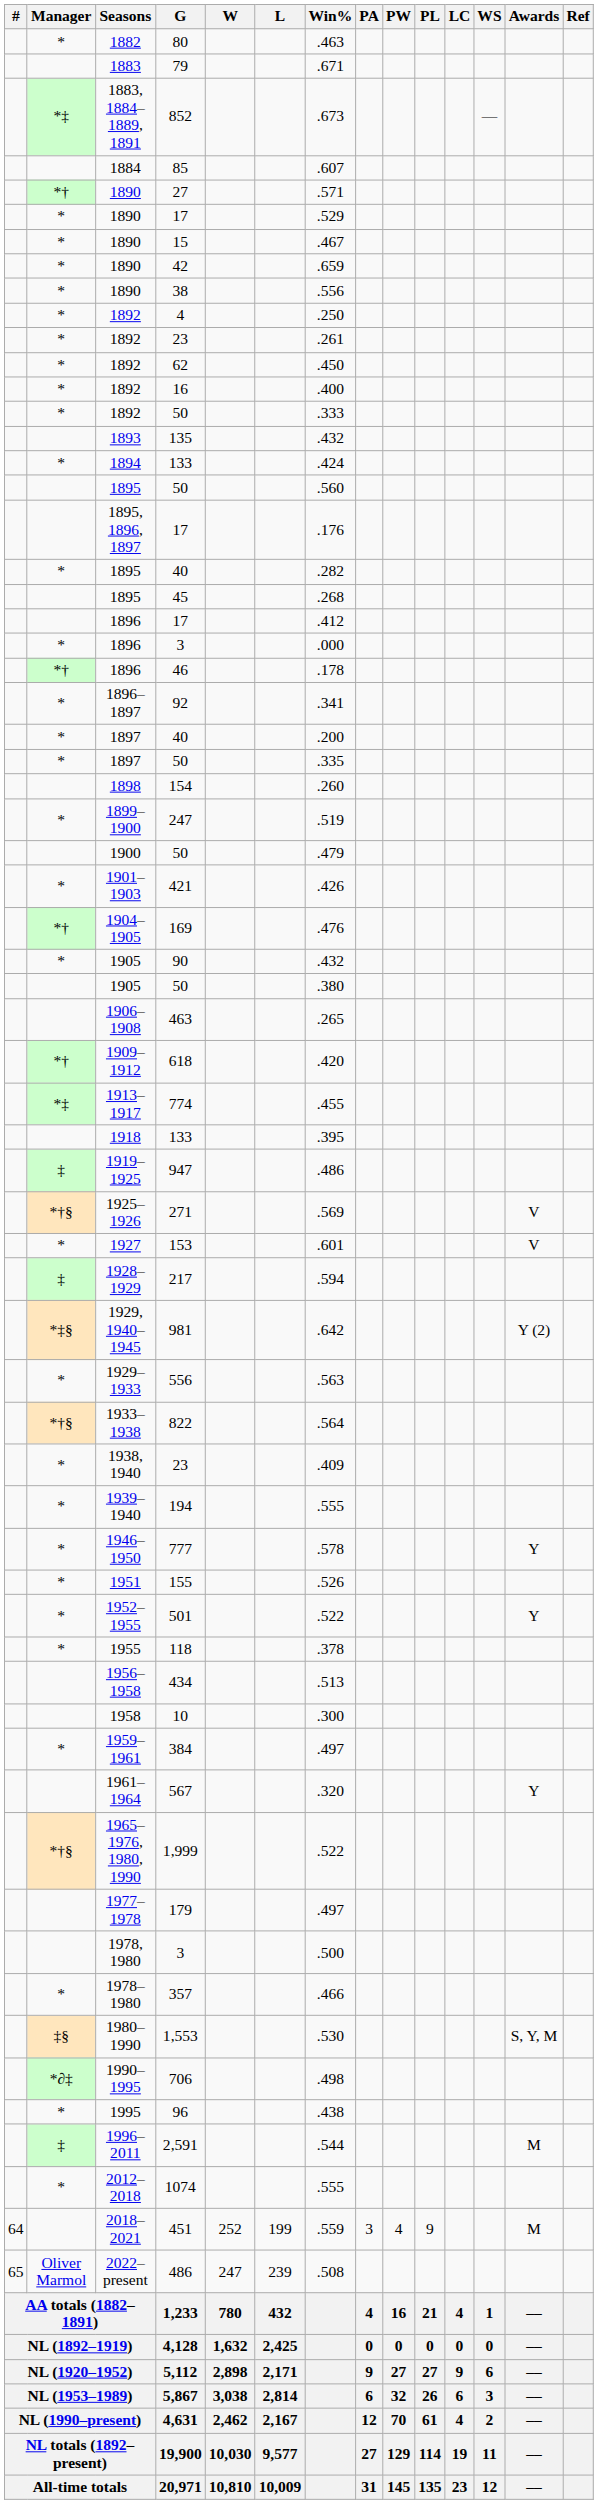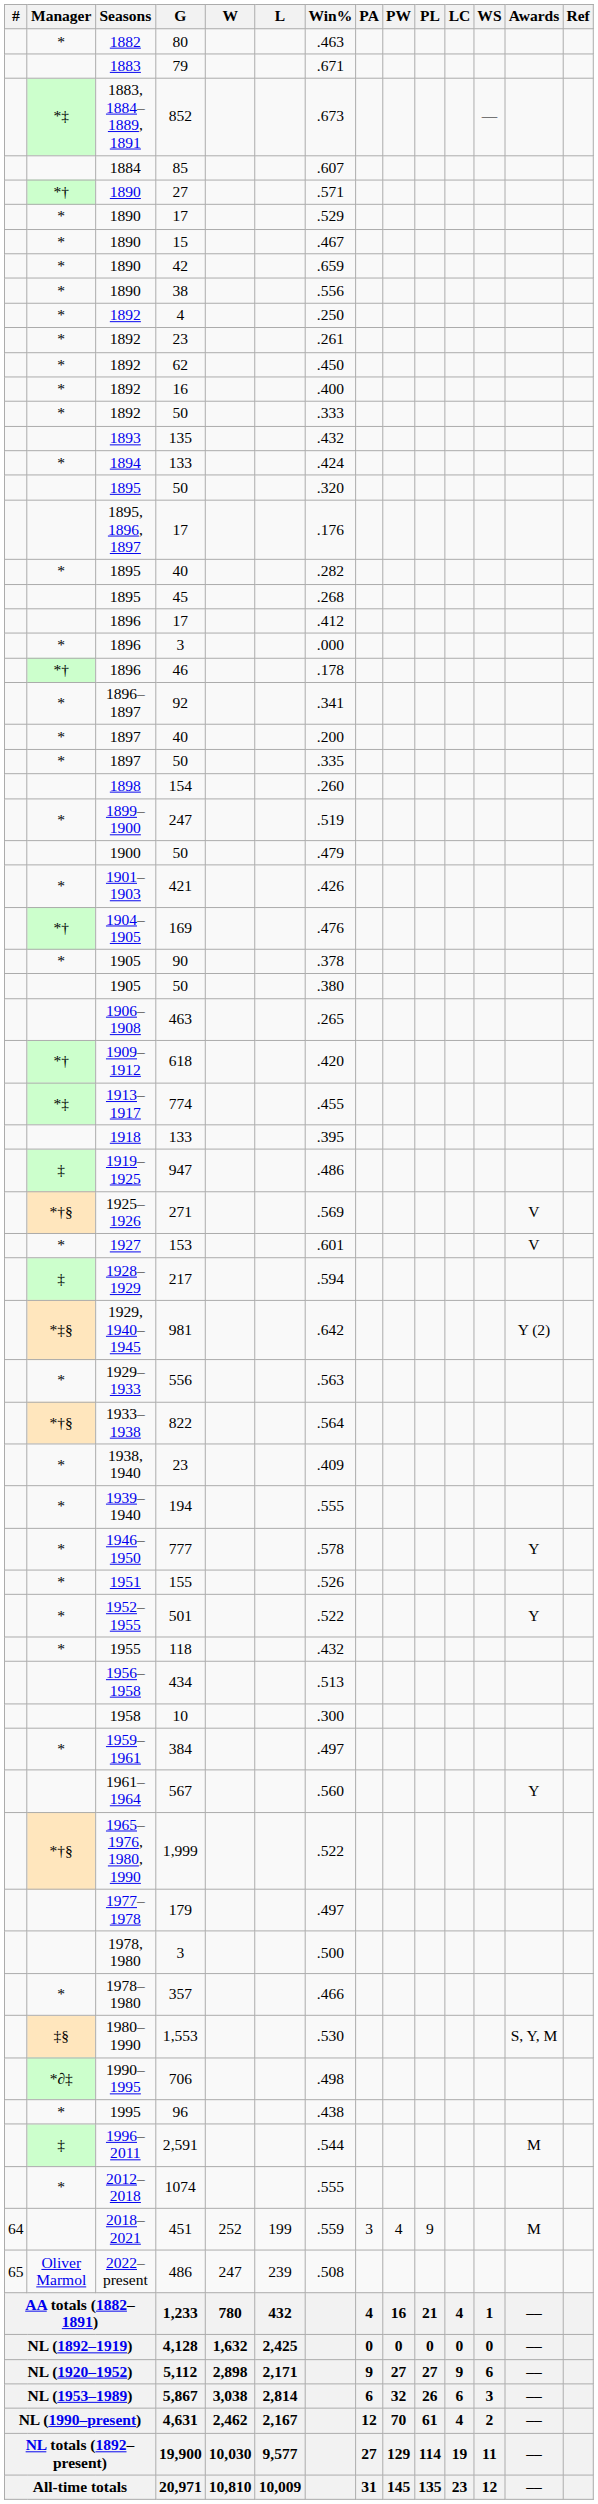(330, 487) .560 -> (330, 487) .320
(330, 961) .432 -> (330, 961) .378
(330, 1649) .378 -> (330, 1649) .432
(330, 1791) .320 -> (330, 1791) .560
